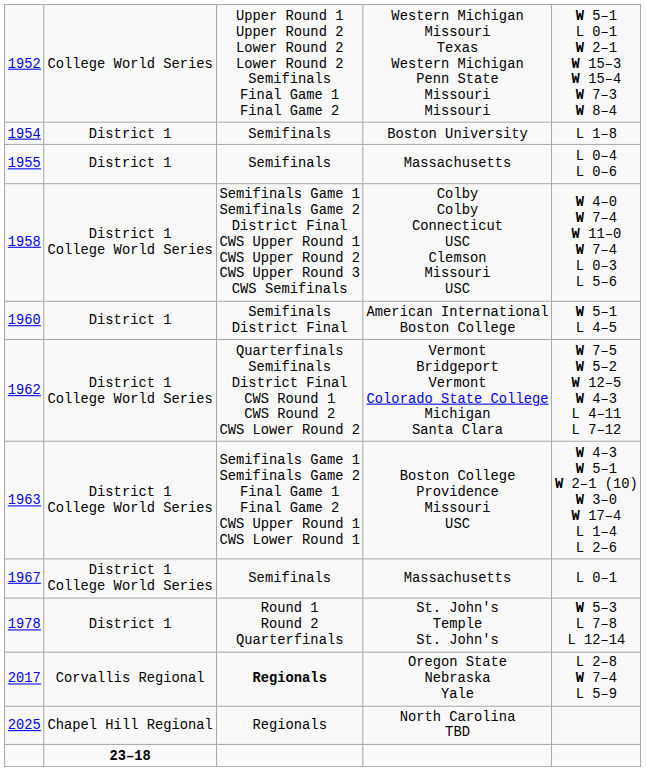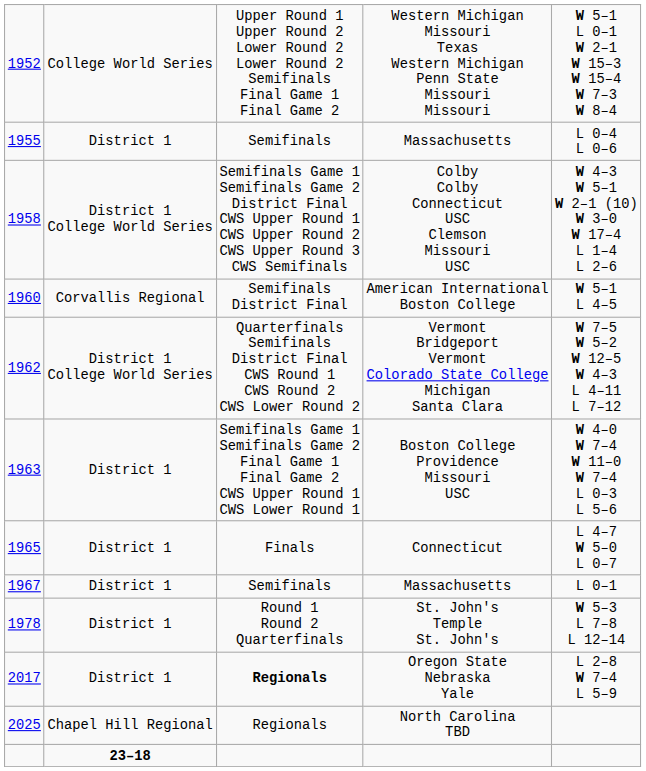- row: (24, 134)
(596, 242) W 4–0 W 7–4 W 11–0 W 7–4 L 0–3 L 5–6 -> (596, 220) W 4–3 W 5–1 W 2–1 (10) W 3–0 W 17–4 L 1–4 L 2–6
(130, 320) District 1 -> (130, 298) Corvallis Regional
(130, 500) District 1 College World Series -> (130, 470) District 1
(596, 500) W 4–3 W 5–1 W 2–1 (10) W 3–0 W 17–4 L 1–4 L 2–6 -> (596, 470) W 4–0 W 7–4 W 11–0 W 7–4 L 0–3 L 5–6
+ row: (24, 548)
(130, 578) District 1 College World Series -> (130, 586) District 1
(130, 679) Corvallis Regional -> (130, 679) District 1
